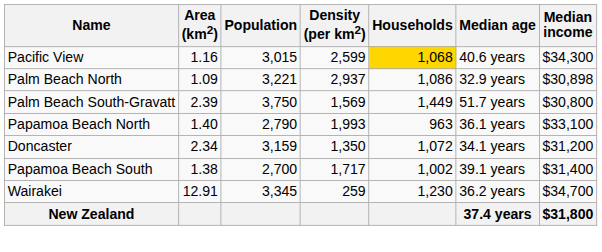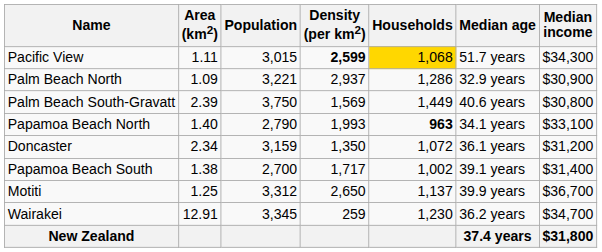(204, 57) 1.16 -> (205, 57) 1.11
(348, 57) normal -> (348, 57) bold
(492, 57) 40.6 years -> (492, 57) 51.7 years
(435, 79) 1,086 -> (435, 79) 1,286
(568, 79) $30,898 -> (568, 79) $30,900
(492, 102) 51.7 years -> (492, 102) 40.6 years
(441, 124) normal -> (441, 124) bold
(492, 124) 36.1 years -> (492, 124) 34.1 years
(492, 146) 34.1 years -> (492, 146) 36.1 years
+ row: (25, 191)
